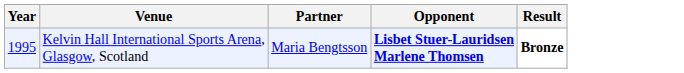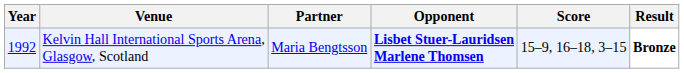+ column: (574, 16)
(22, 48) 1995 -> (22, 48) 1992
